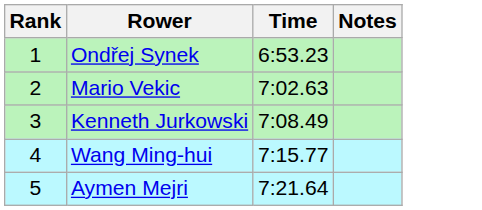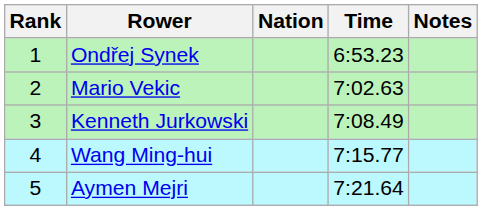+ column: (291, 21)
